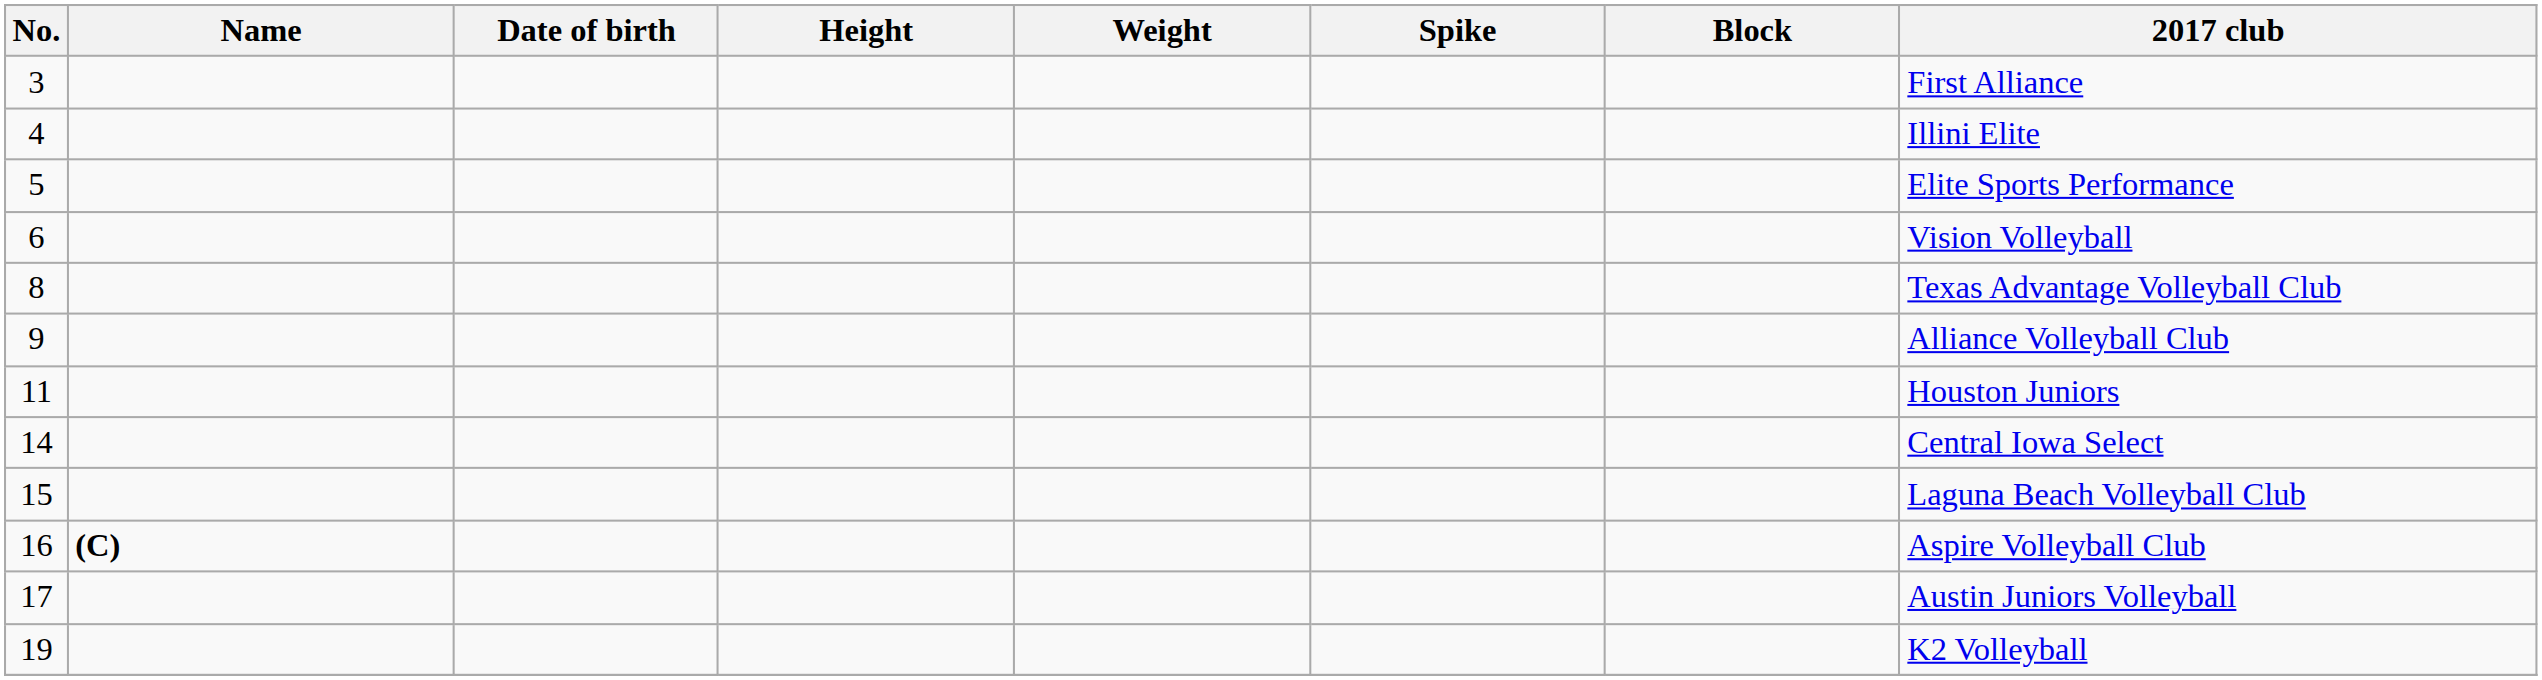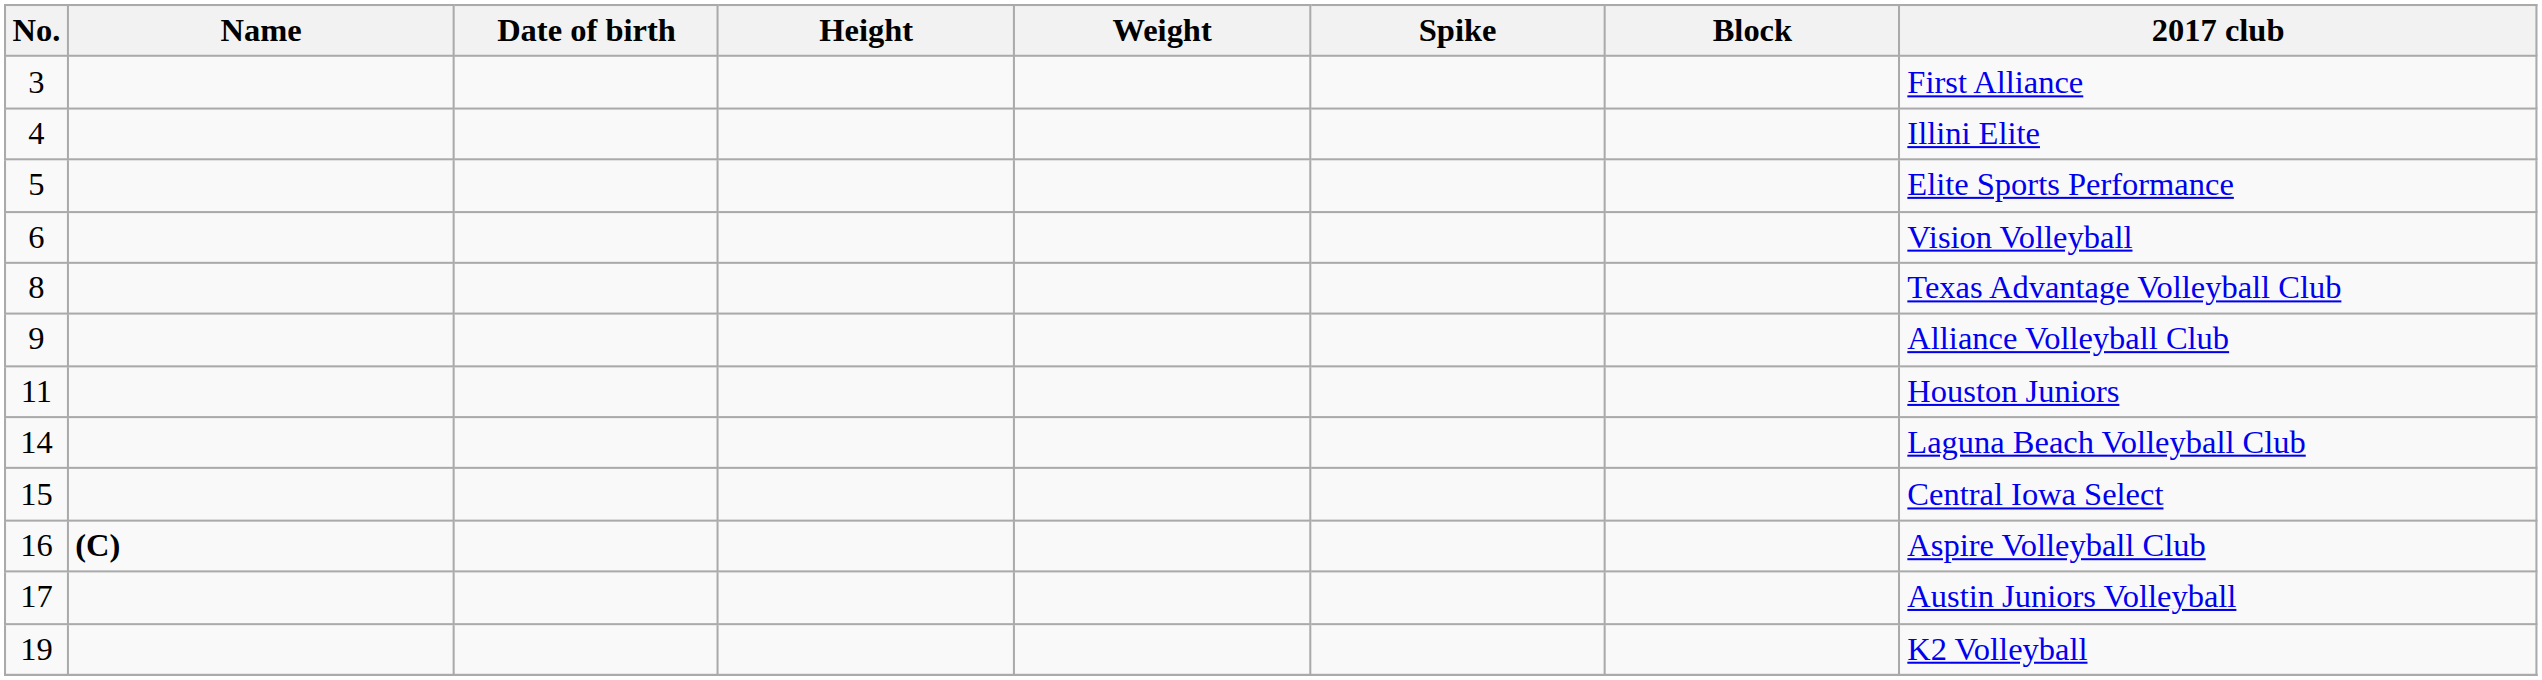(2035, 442) Central Iowa Select -> (2107, 442) Laguna Beach Volleyball Club
(2107, 493) Laguna Beach Volleyball Club -> (2035, 493) Central Iowa Select
